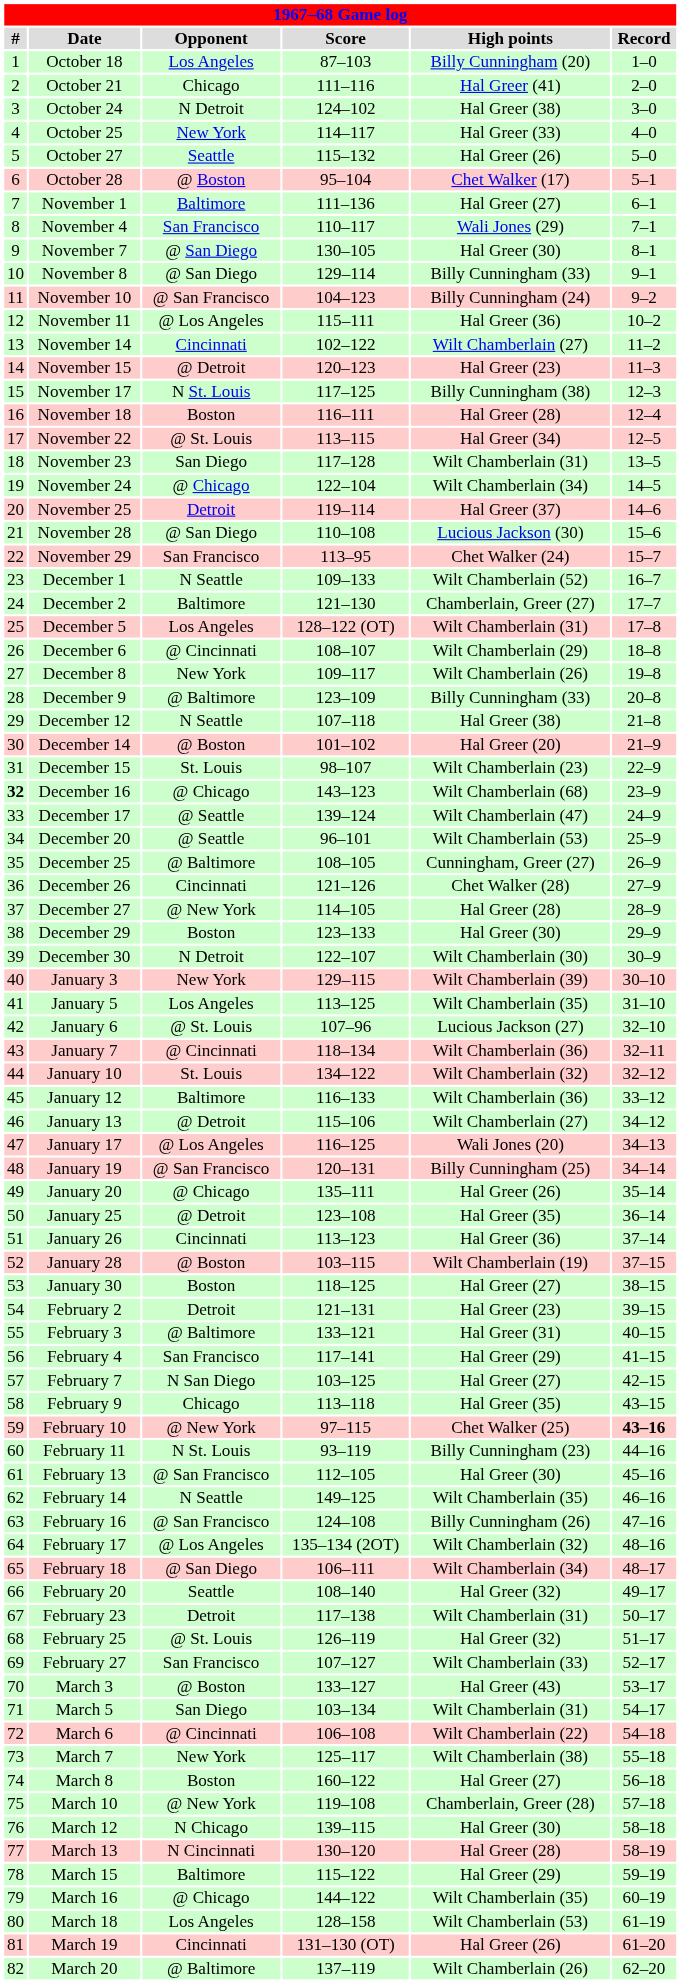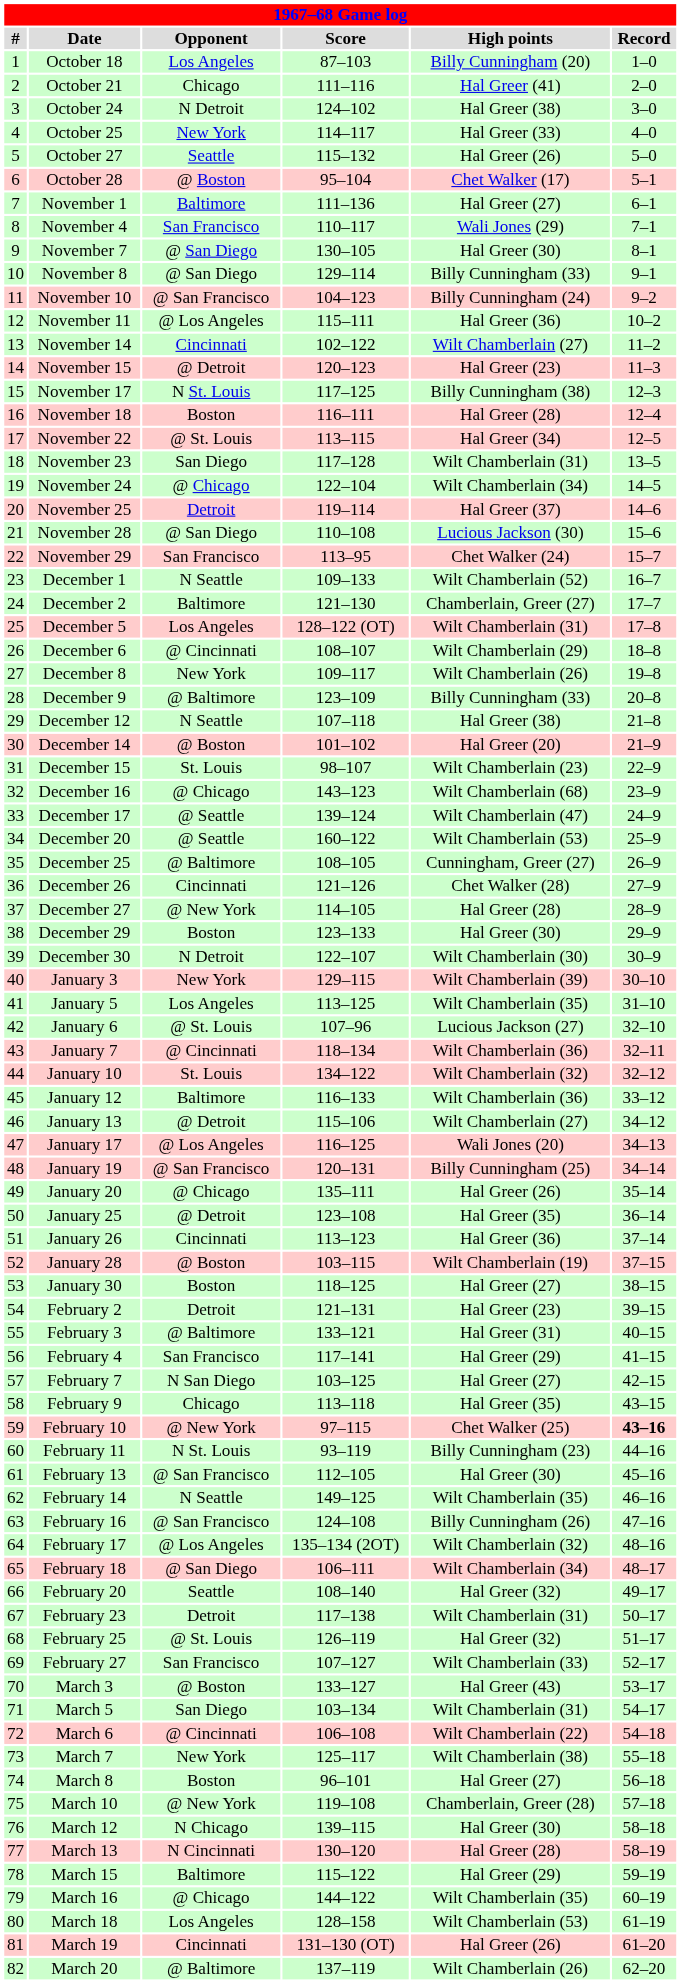(15, 791) bold -> (15, 791) normal
(346, 838) 96–101 -> (346, 838) 160–122
(346, 1780) 160–122 -> (346, 1780) 96–101
